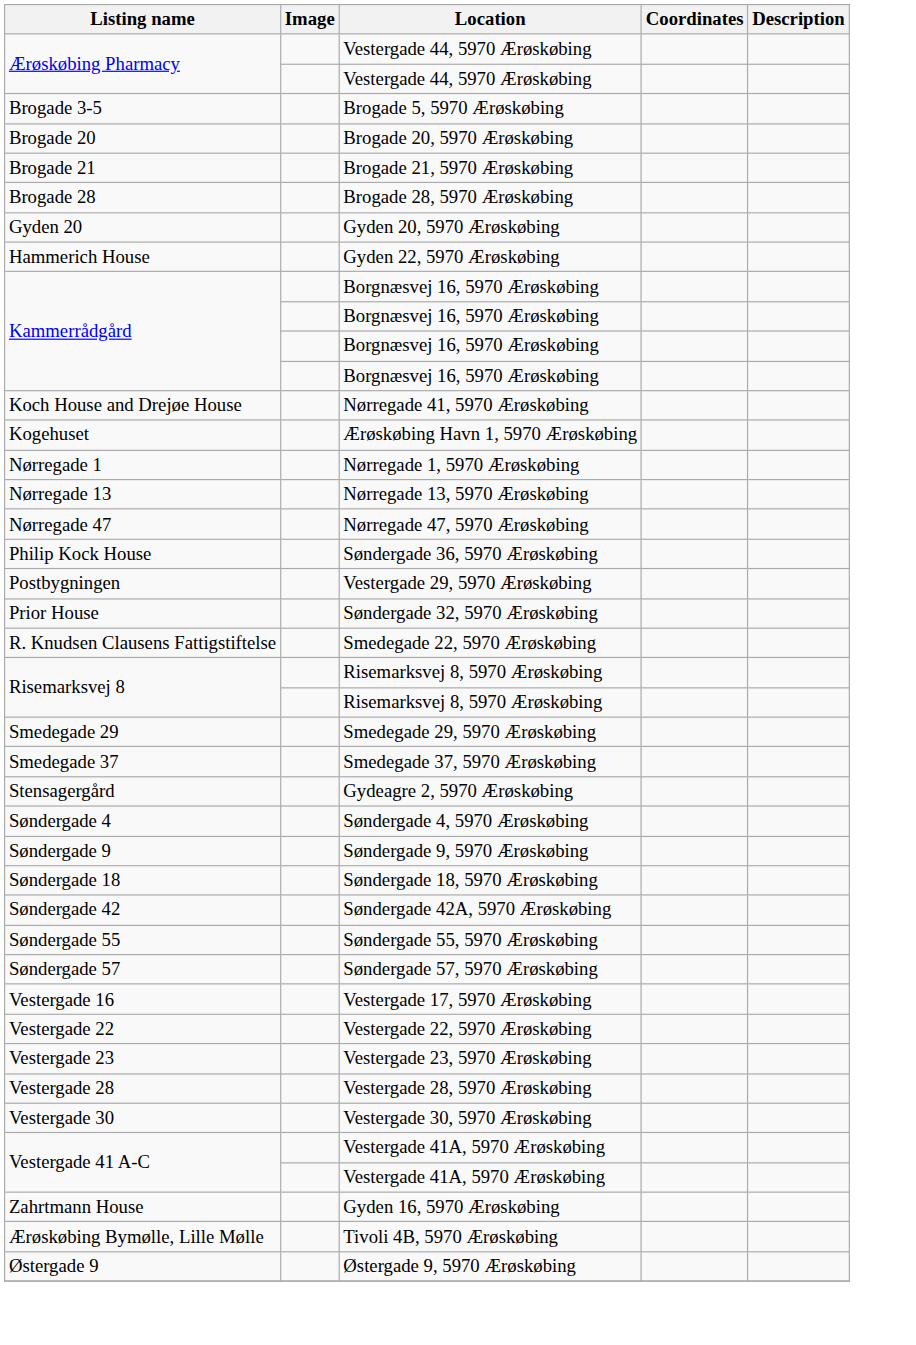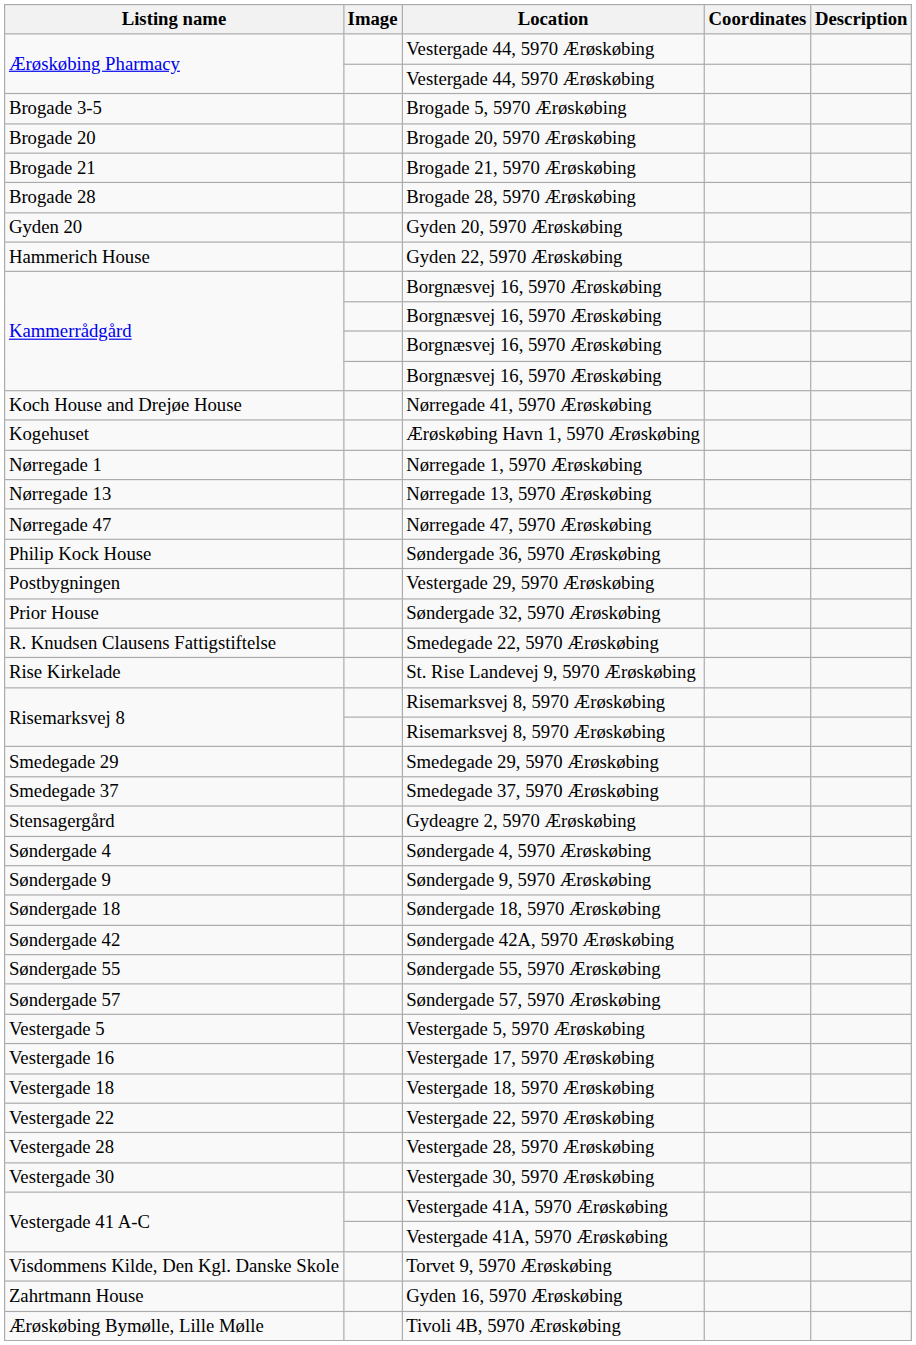+ row: (65, 672)
+ row: (57, 1028)
+ row: (61, 1088)
- row: (61, 1058)
+ row: (174, 1266)
- row: (54, 1266)
